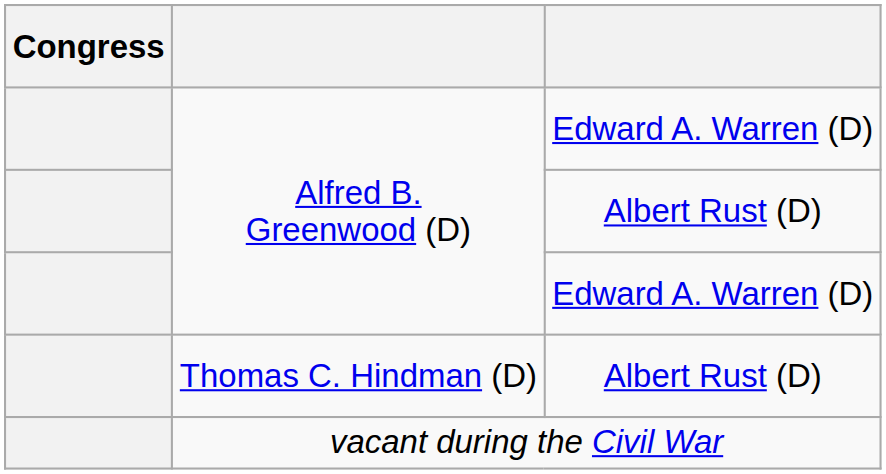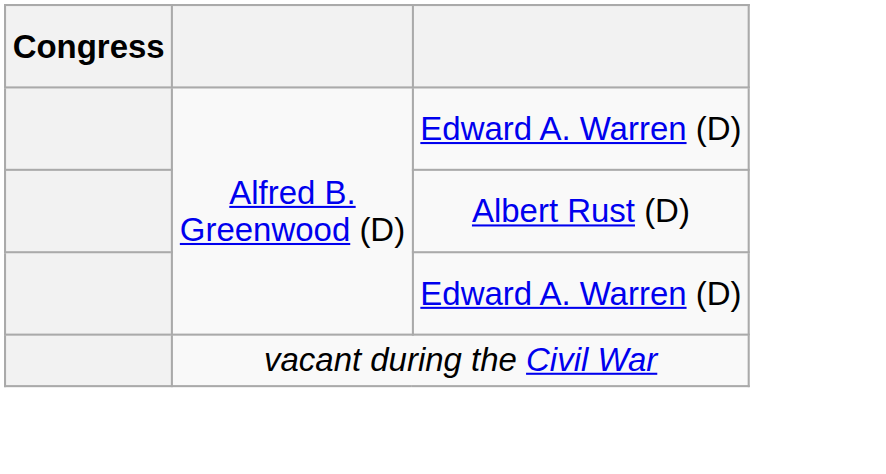- row: (358, 375)
